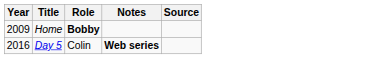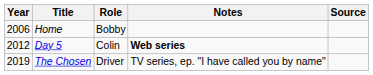(18, 29) 2009 -> (18, 29) 2006
(83, 29) bold -> (111, 29) normal
(18, 45) 2016 -> (18, 45) 2012
+ row: (63, 62)
